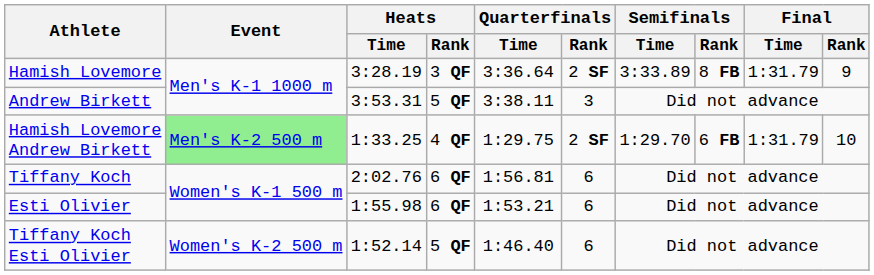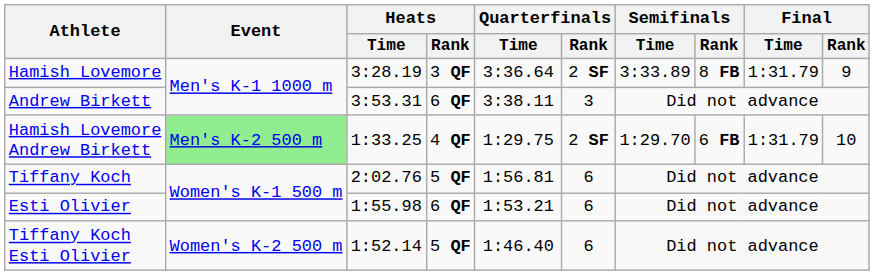(450, 101) 5 QF -> (450, 101) 6 QF
(450, 178) 6 QF -> (450, 178) 5 QF
